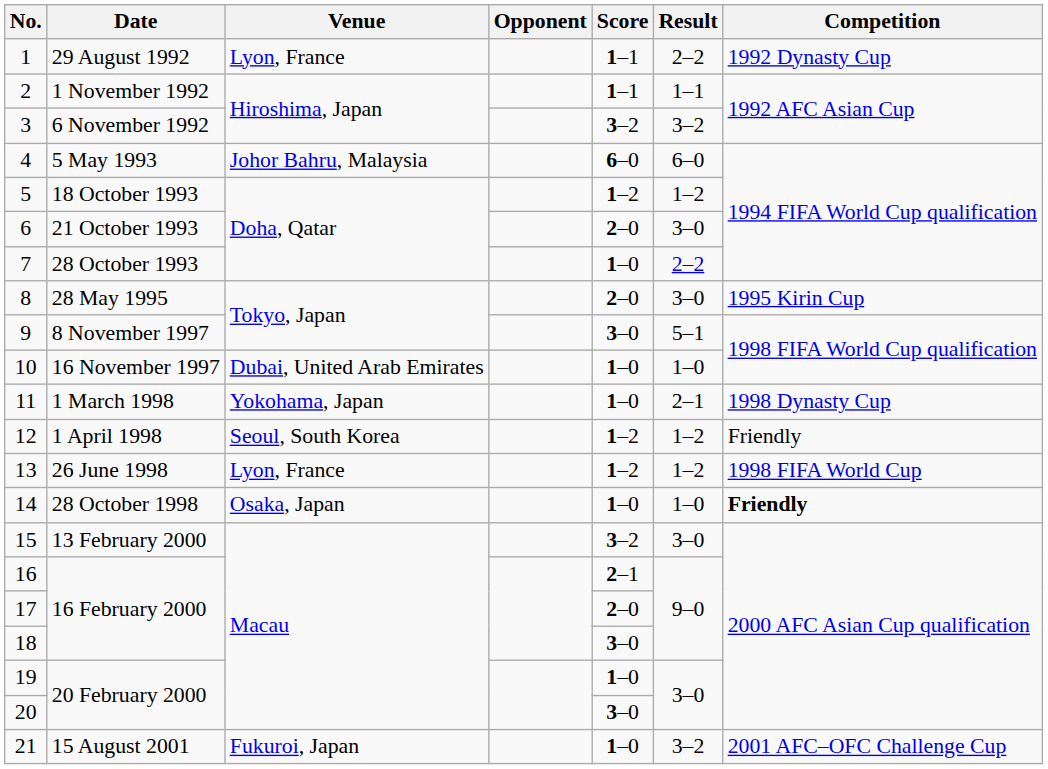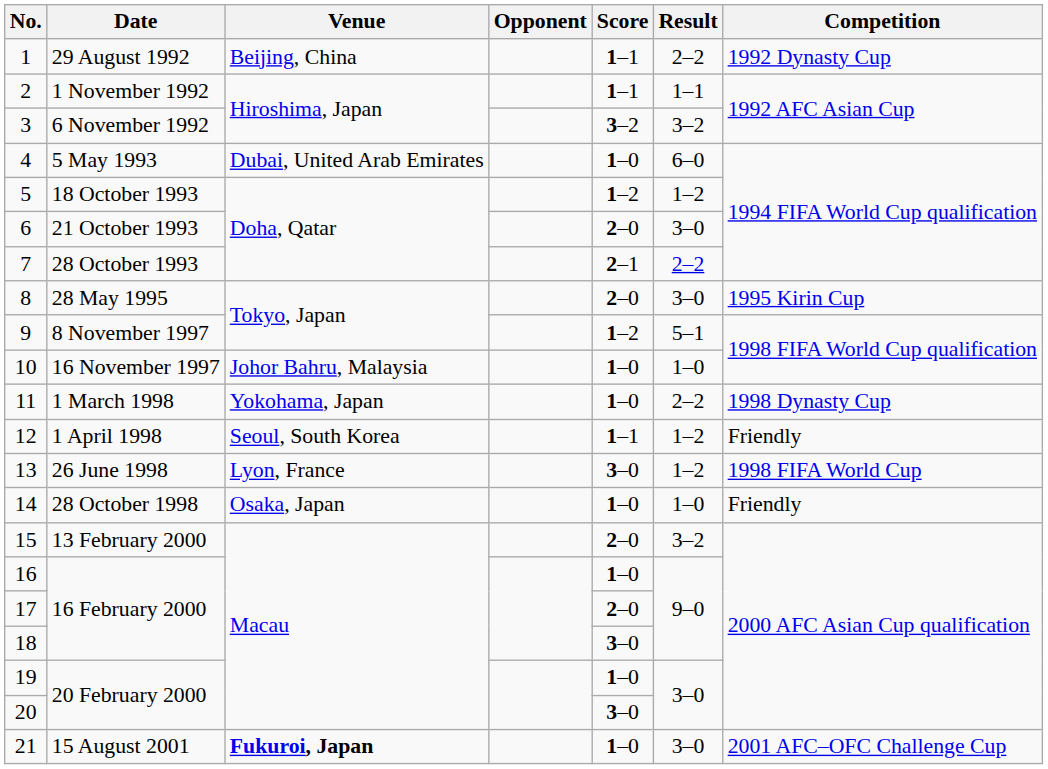(287, 56) Lyon, France -> (293, 56) Beijing, China
(329, 159) Johor Bahru, Malaysia -> (357, 159) Dubai, United Arab Emirates
(623, 159) 6–0 -> (623, 159) 1–0
(623, 263) 1–0 -> (623, 263) 2–1
(623, 332) 3–0 -> (623, 332) 1–2
(357, 366) Dubai, United Arab Emirates -> (329, 366) Johor Bahru, Malaysia
(688, 401) 2–1 -> (688, 401) 2–2
(623, 435) 1–2 -> (623, 435) 1–1
(623, 470) 1–2 -> (623, 470) 3–0
(768, 504) bold -> (765, 504) normal
(623, 539) 3–2 -> (623, 539) 2–0
(688, 539) 3–0 -> (688, 539) 3–2
(623, 573) 2–1 -> (623, 573) 1–0
(294, 746) normal -> (302, 746) bold
(688, 746) 3–2 -> (688, 746) 3–0
